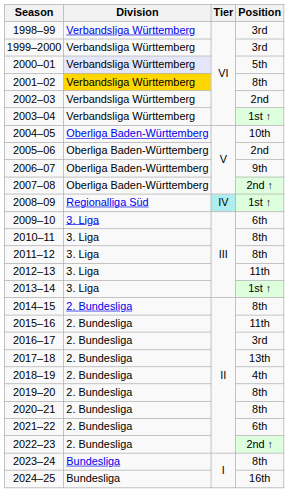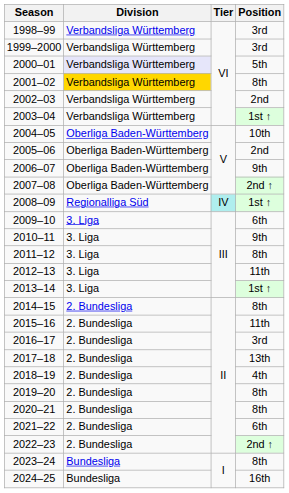(260, 237) 8th -> (260, 237) 9th
